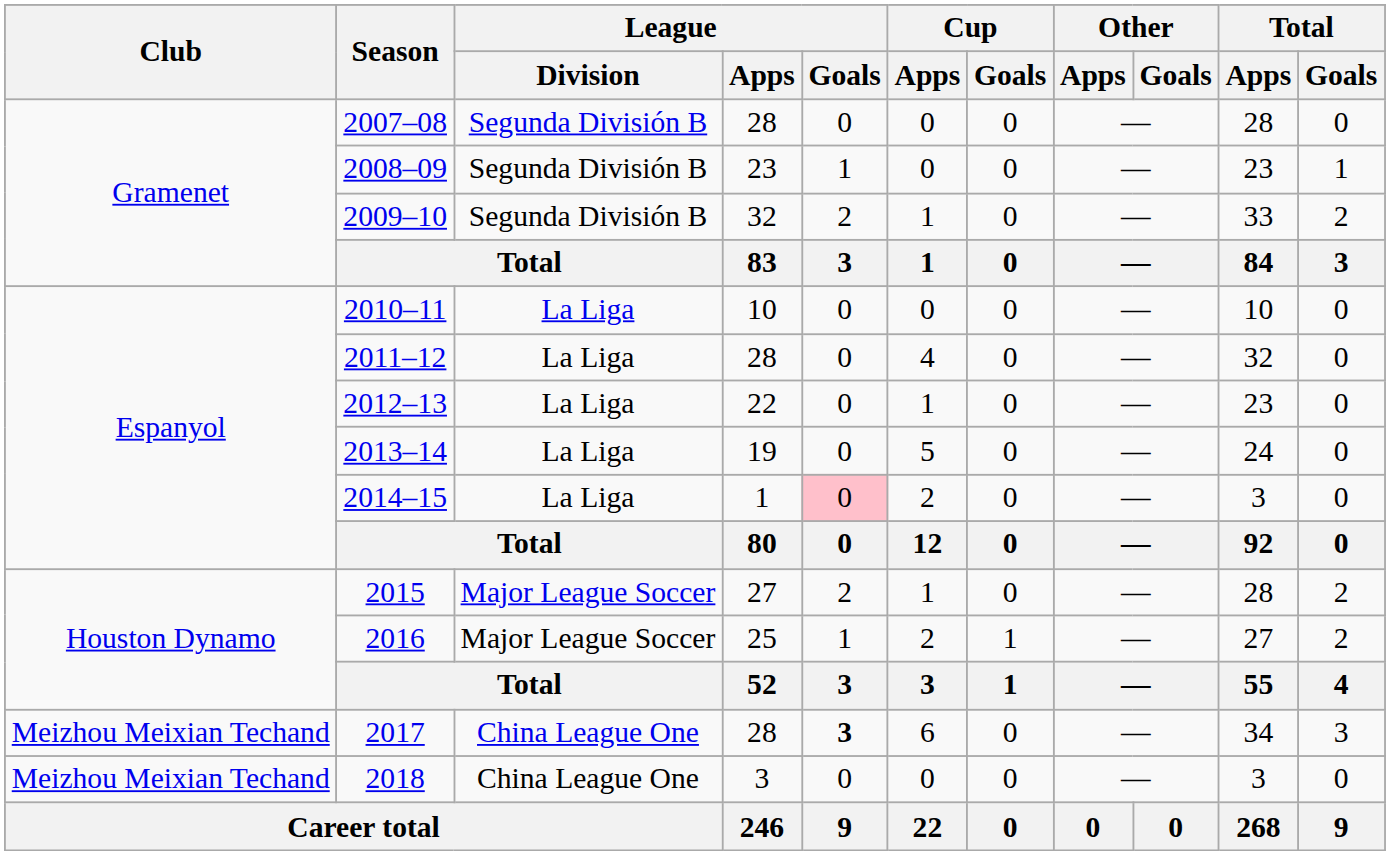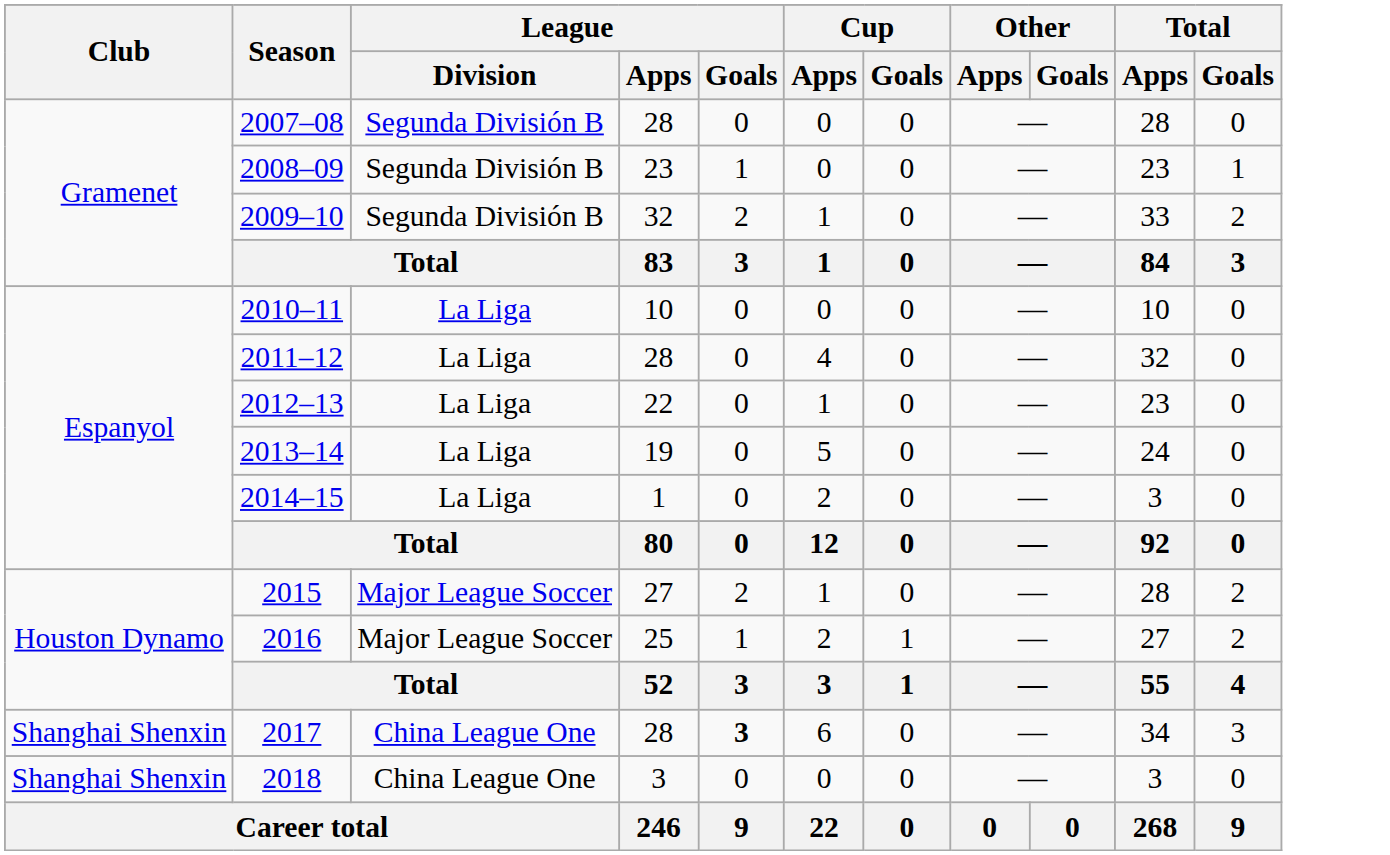(845, 497) pink background -> (741, 497) no background
(171, 732) Meizhou Meixian Techand -> (119, 732) Shanghai Shenxin
(171, 779) Meizhou Meixian Techand -> (119, 779) Shanghai Shenxin
